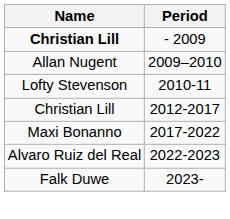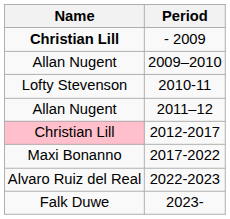+ row: (185, 109)
(75, 109) no background -> (75, 132) pink background
